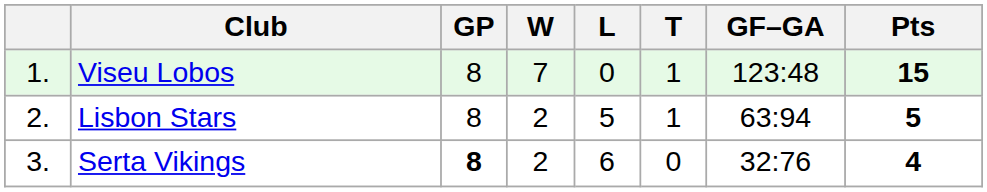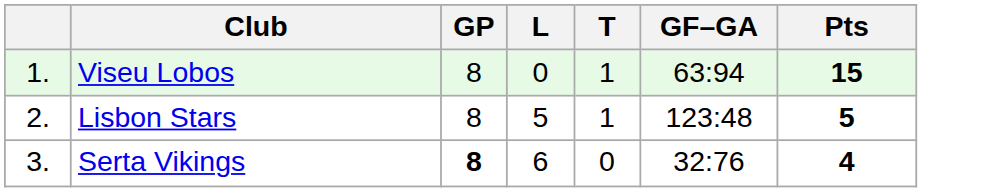- column: (540, 27)
(776, 72) 123:48 -> (709, 72) 63:94
(776, 117) 63:94 -> (709, 117) 123:48
